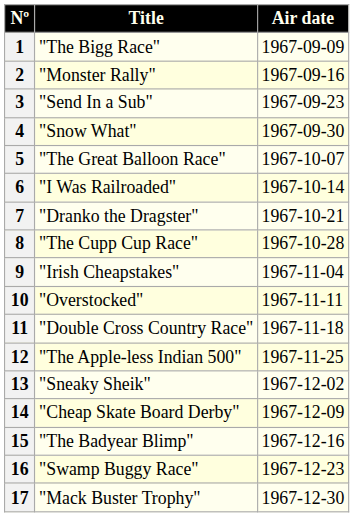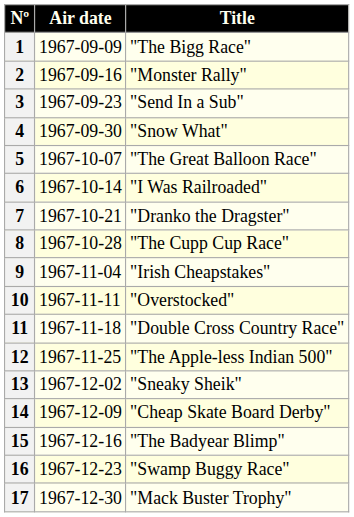columns swapped: (146, 18) <-> (303, 18)
